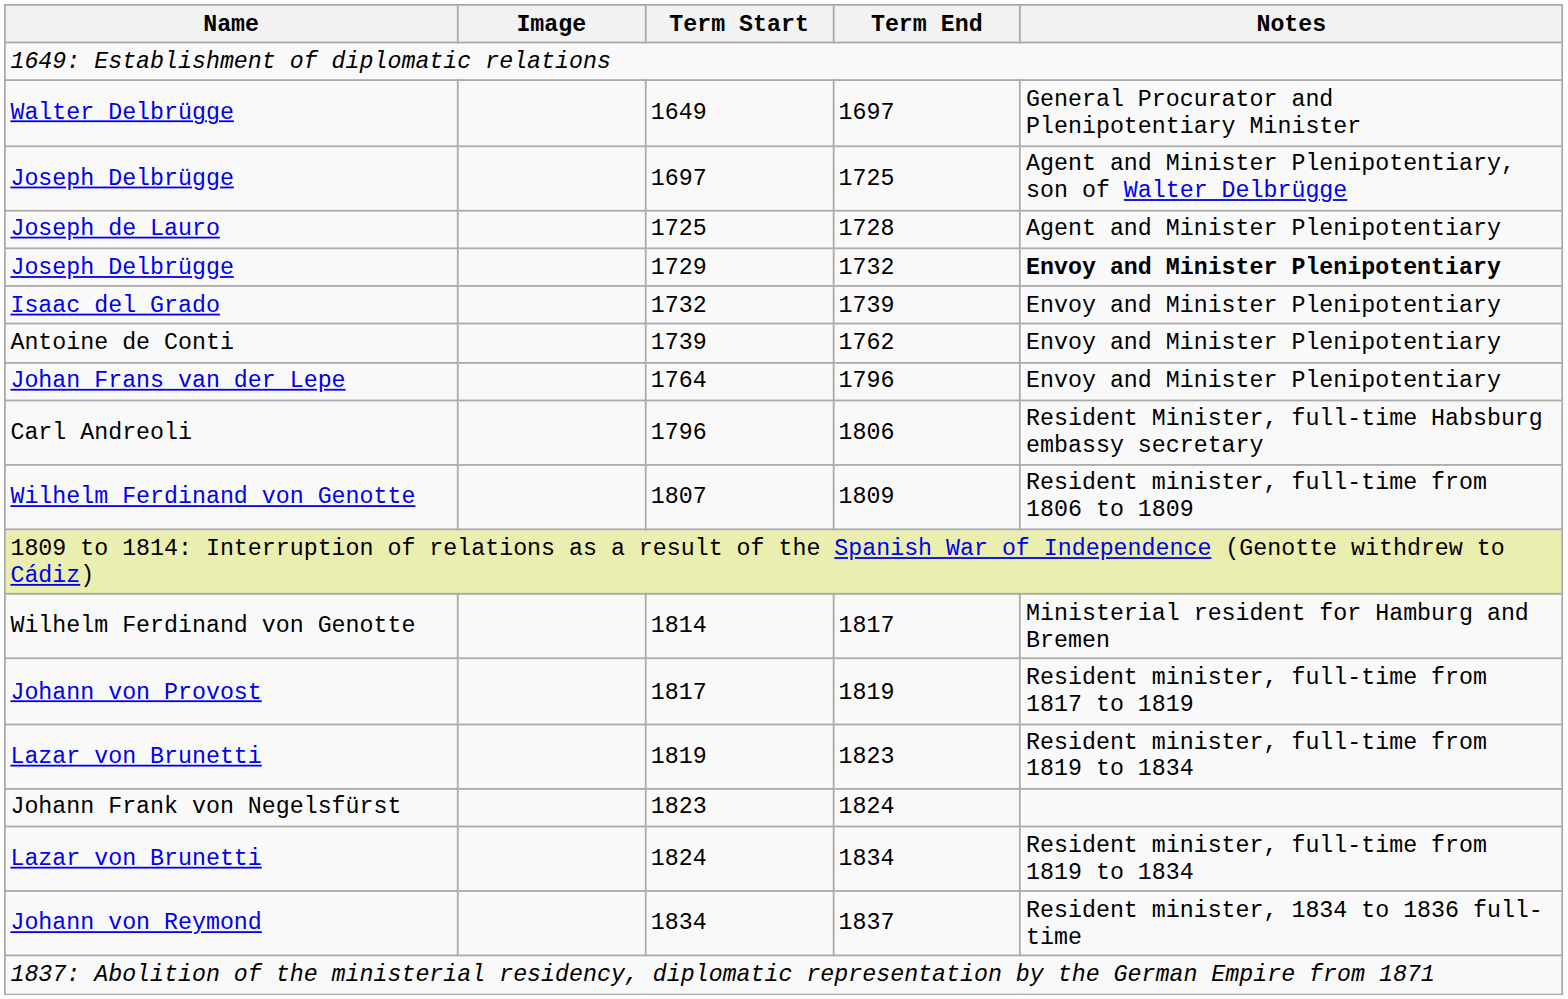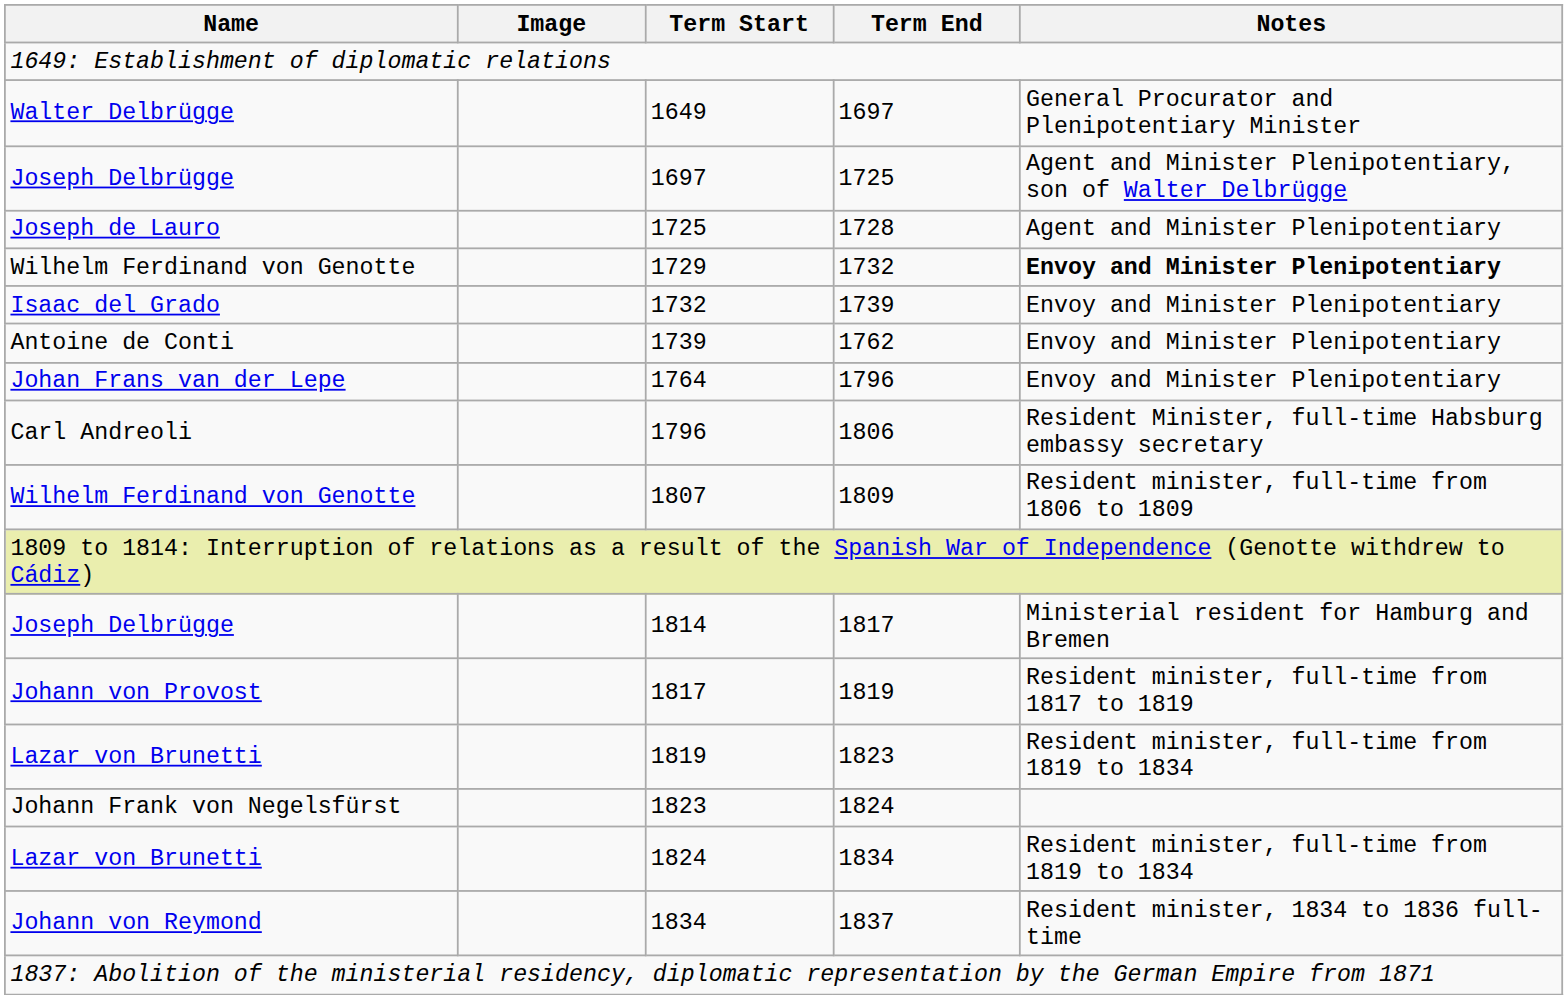(122, 267) Joseph Delbrügge -> (213, 267) Wilhelm Ferdinand von Genotte
(213, 627) Wilhelm Ferdinand von Genotte -> (122, 627) Joseph Delbrügge
